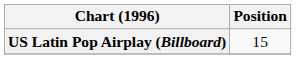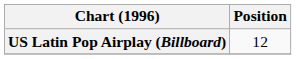(260, 41) 15 -> (260, 41) 12
